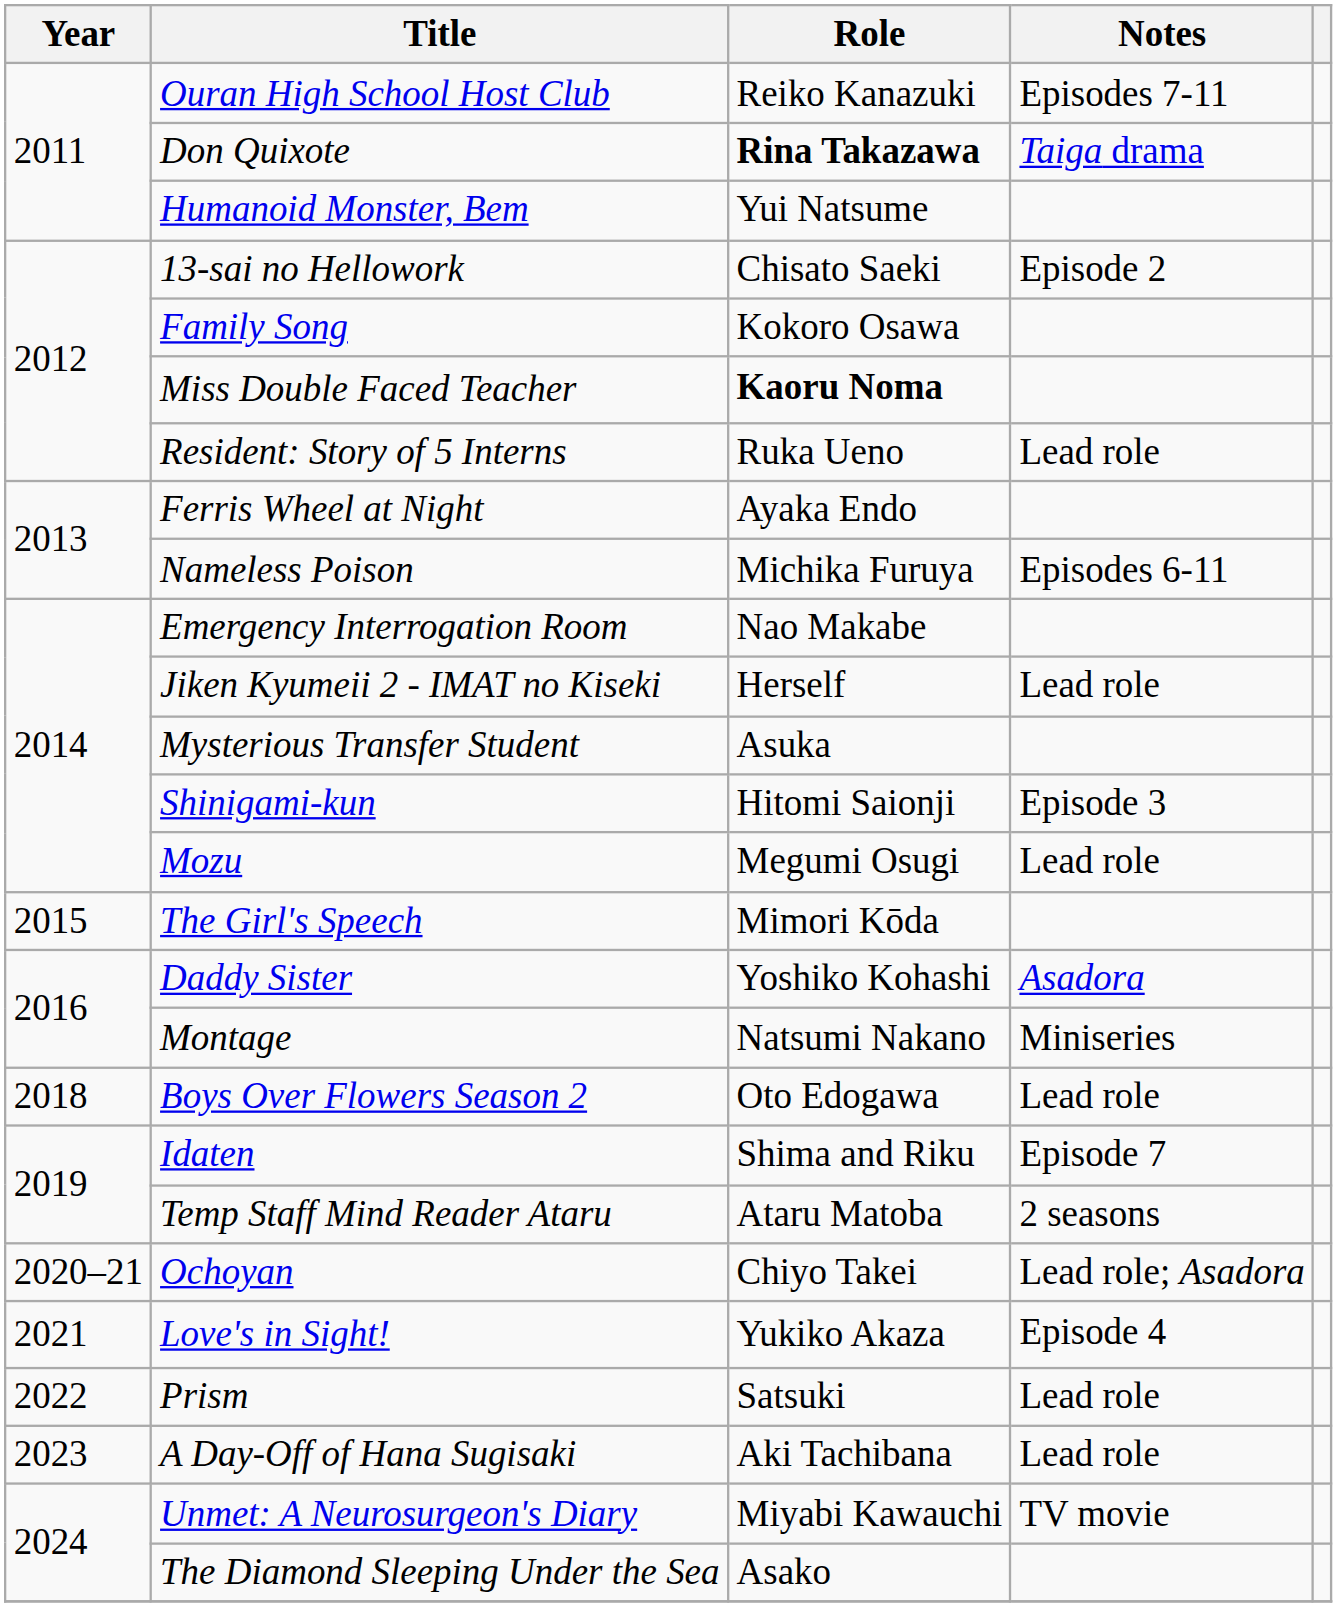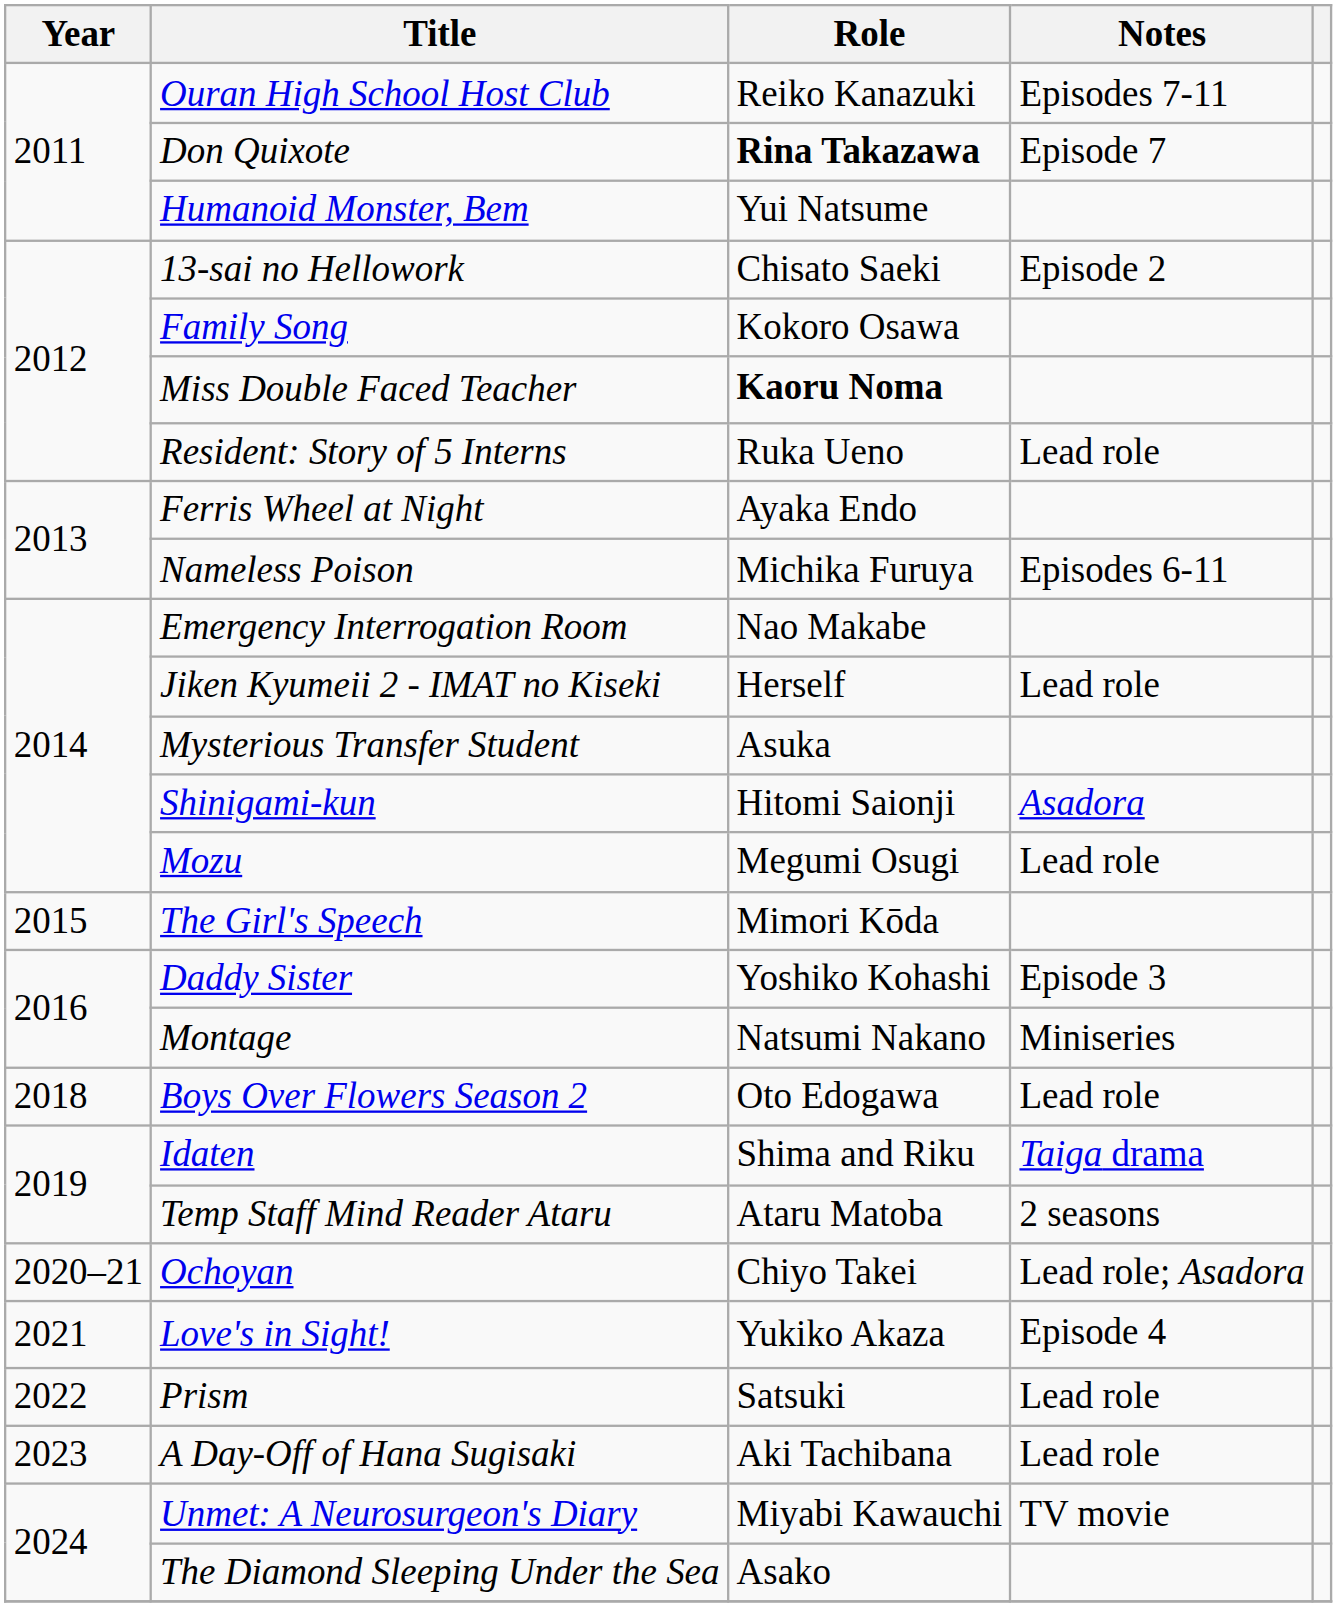(1112, 151) Taiga drama -> (1093, 151) Episode 7
(1093, 802) Episode 3 -> (1082, 802) Asadora
(1082, 978) Asadora -> (1093, 978) Episode 3
(1093, 1154) Episode 7 -> (1112, 1154) Taiga drama
